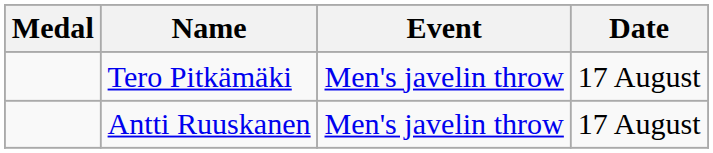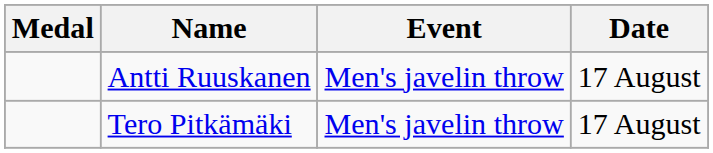rows swapped: (209, 123) <-> (200, 76)
